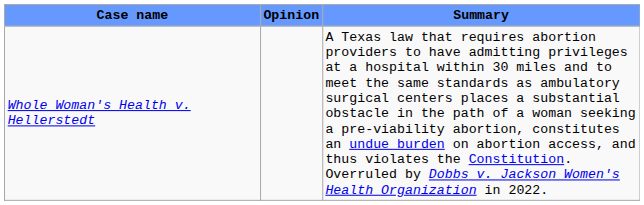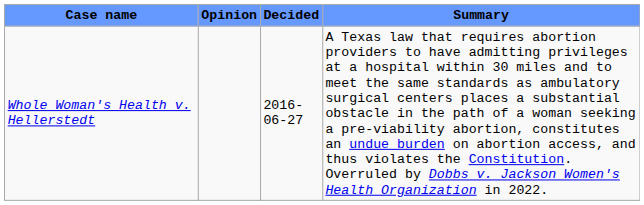+ column: (291, 15)
